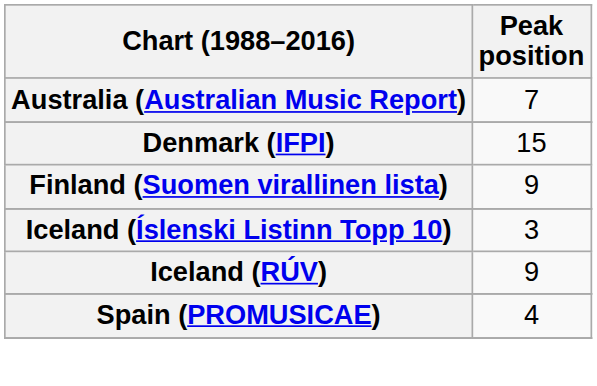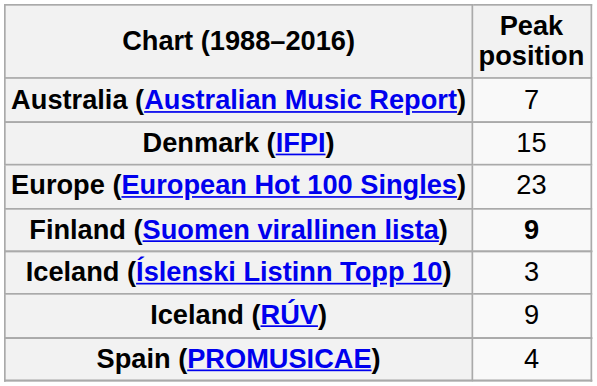+ row: (239, 186)
(531, 186) normal -> (531, 229) bold
